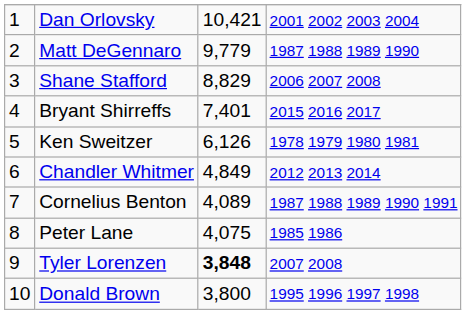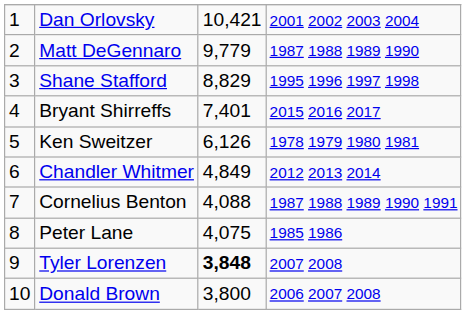(325, 81) 2006 2007 2008 -> (344, 81) 1995 1996 1997 1998
(227, 202) 4,089 -> (227, 202) 4,088
(344, 294) 1995 1996 1997 1998 -> (325, 294) 2006 2007 2008
